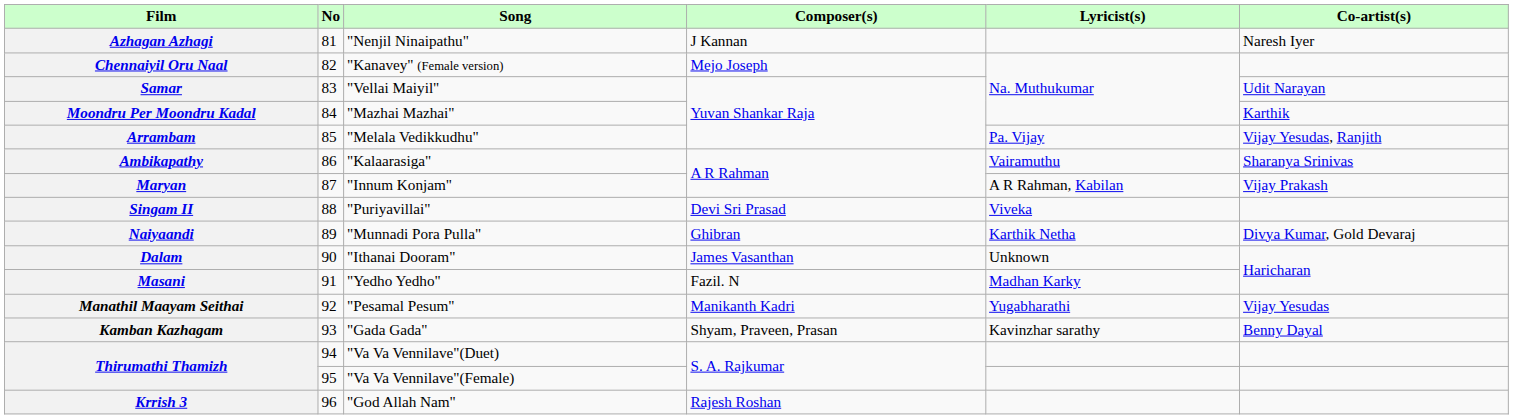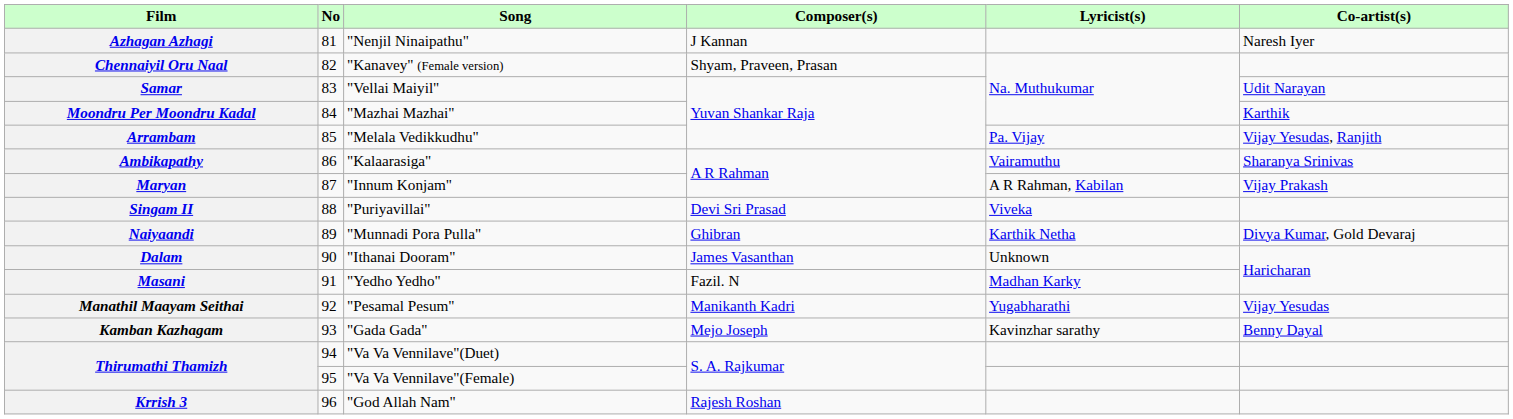(729, 64) Mejo Joseph -> (764, 64) Shyam, Praveen, Prasan
(764, 329) Shyam, Praveen, Prasan -> (729, 329) Mejo Joseph
